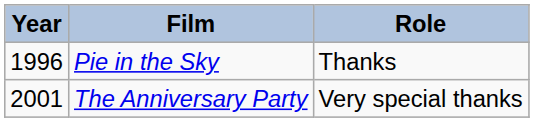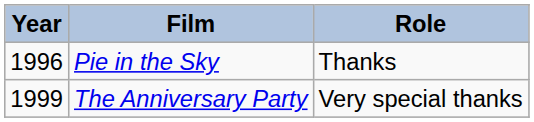(37, 99) 2001 -> (37, 99) 1999
